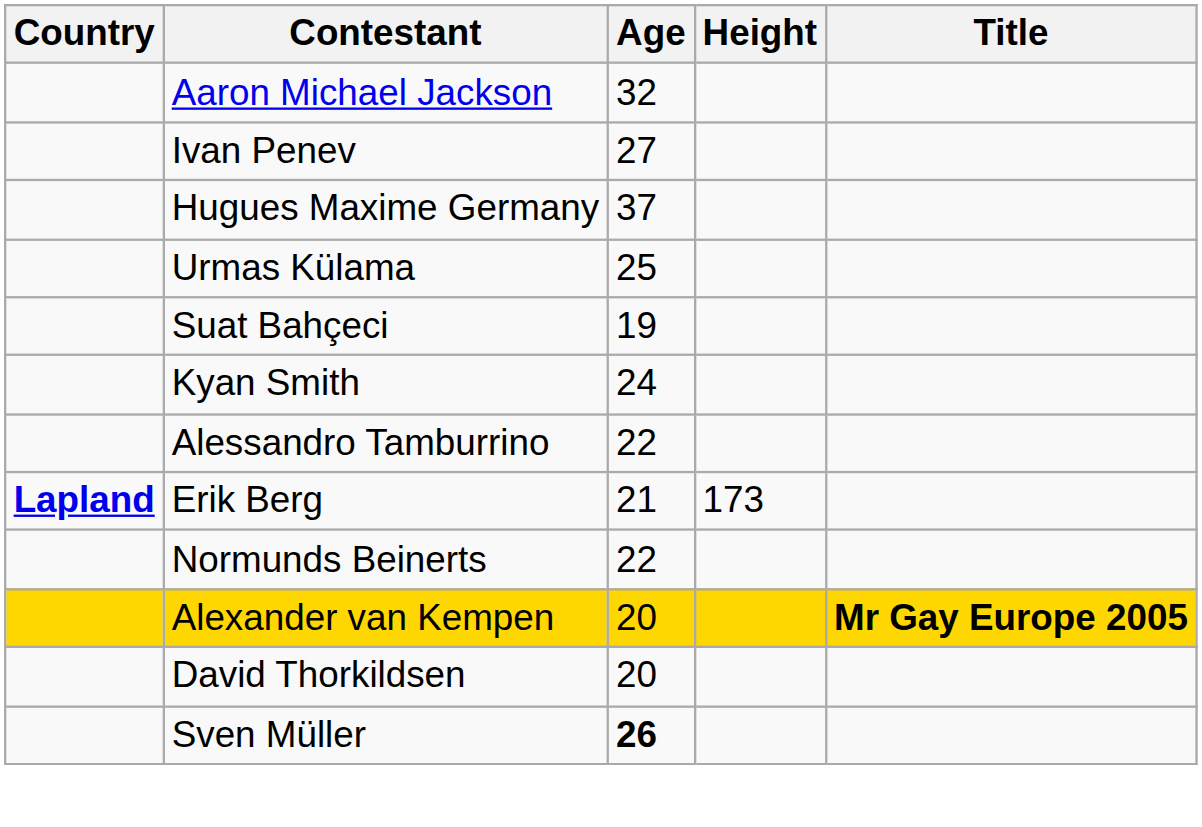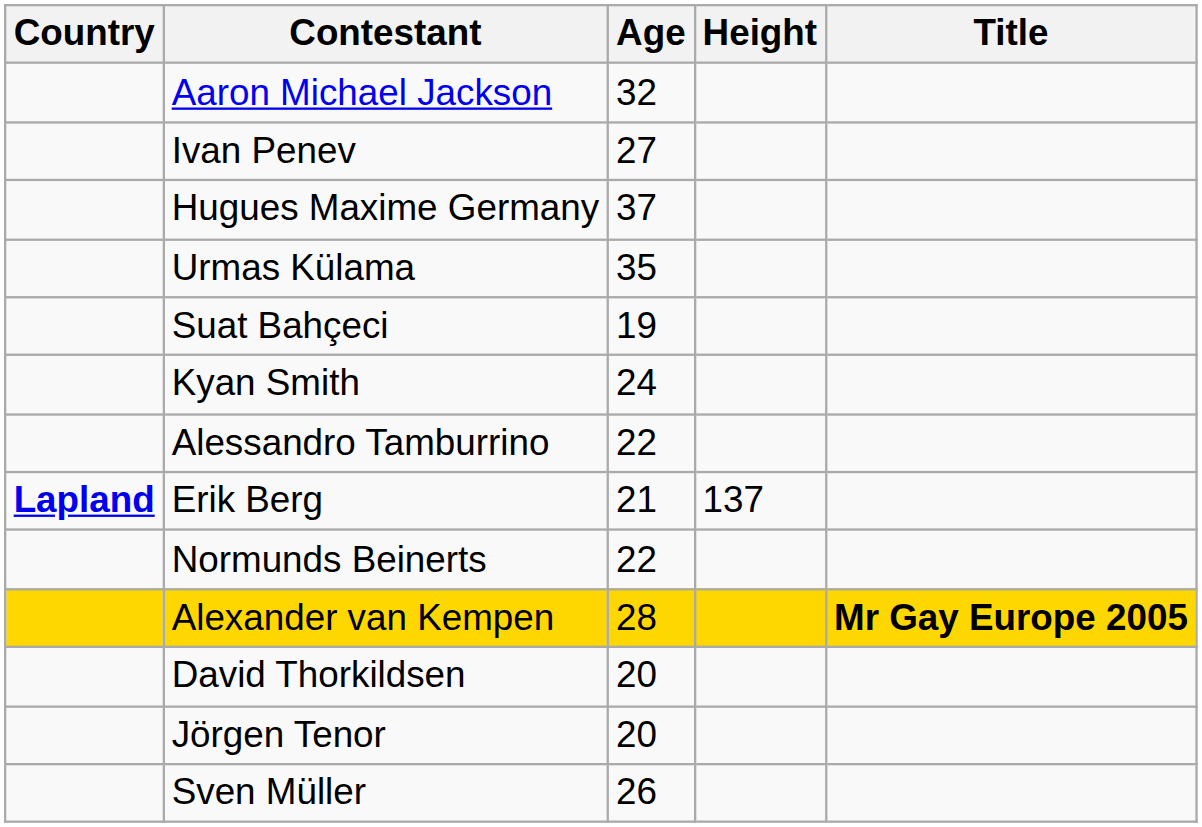(637, 267) 25 -> (637, 267) 35
(733, 500) 173 -> (733, 500) 137
(637, 617) 20 -> (637, 617) 28
+ row: (279, 734)
(637, 734) bold -> (637, 792) normal
